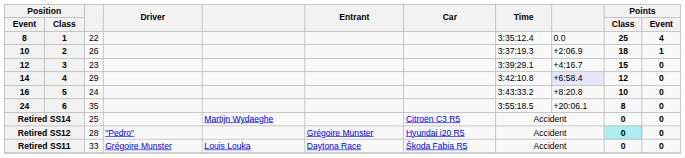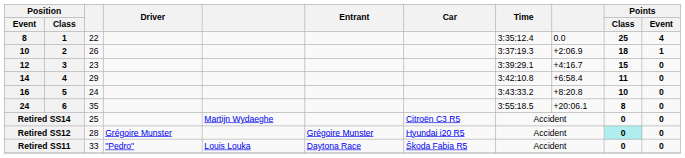(568, 78) lavender background -> (568, 78) no background
(623, 78) 12 -> (623, 78) 11
(120, 132) "Pedro" -> (139, 132) Grégoire Munster
(139, 146) Grégoire Munster -> (120, 146) "Pedro"
